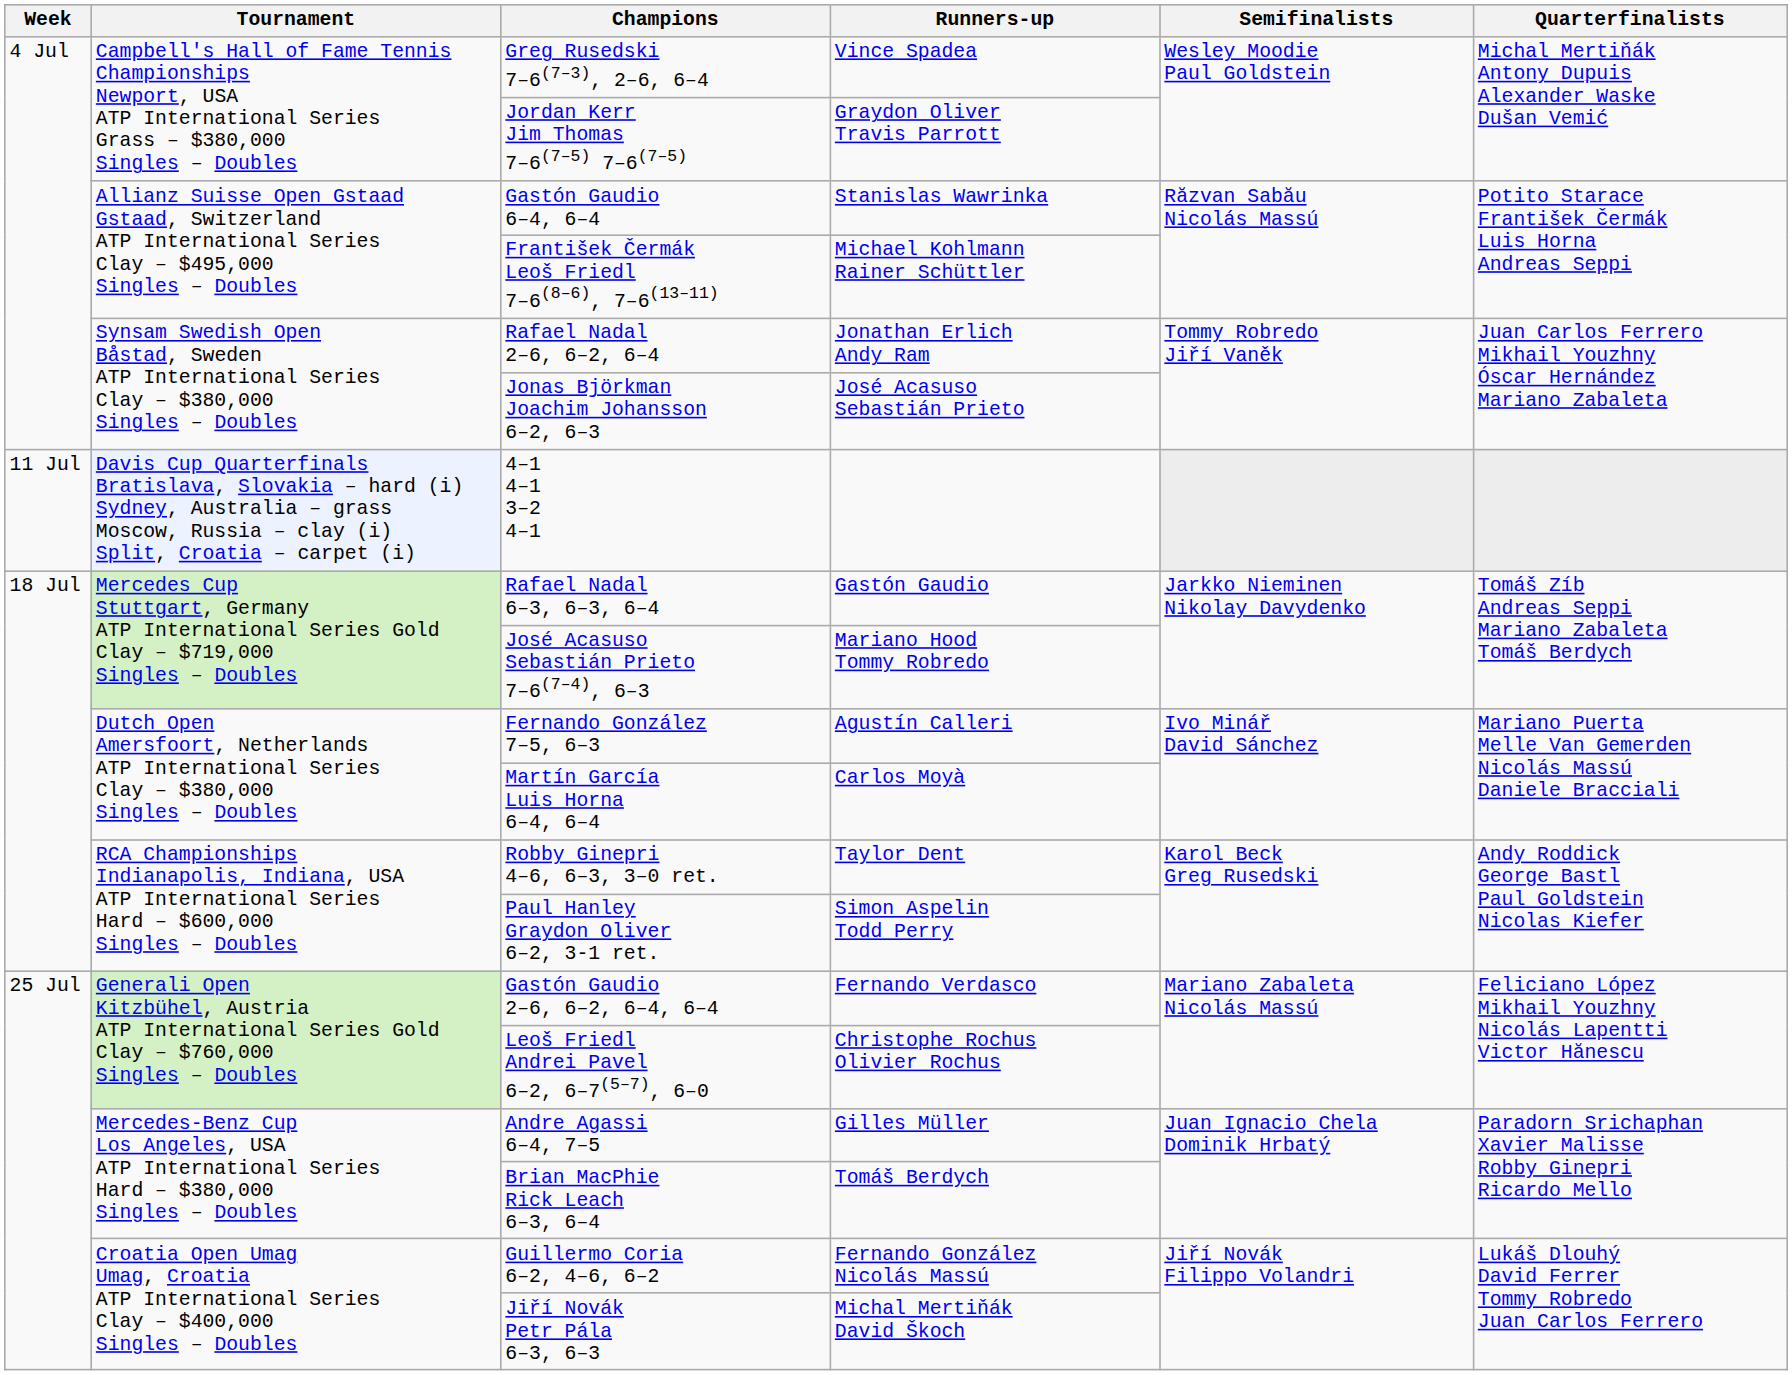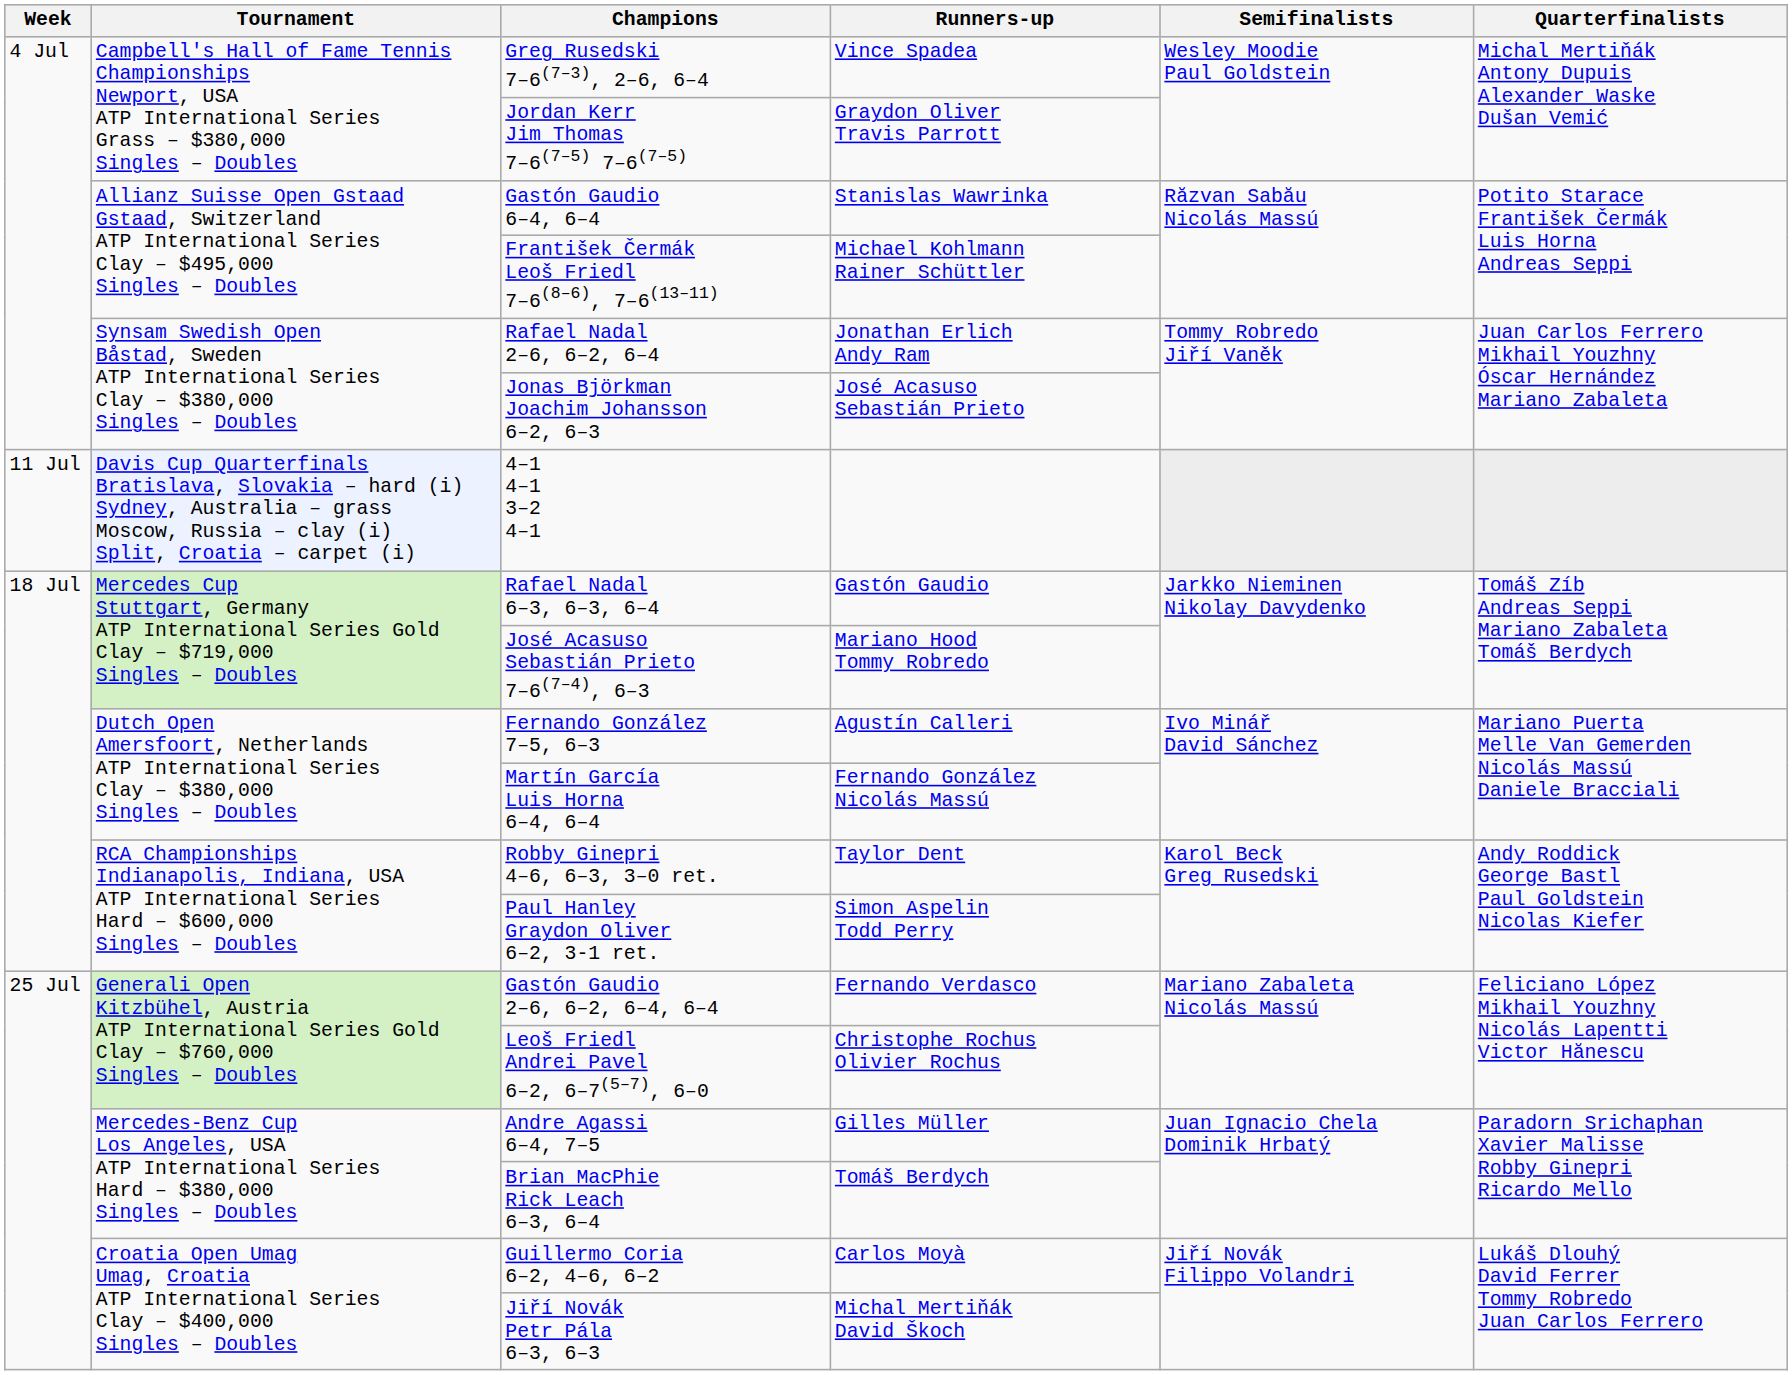(900, 779) Carlos Moyà -> (936, 790) Fernando González Nicolás Massú
(936, 1267) Fernando González Nicolás Massú -> (900, 1255) Carlos Moyà
